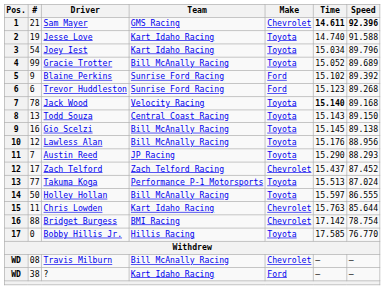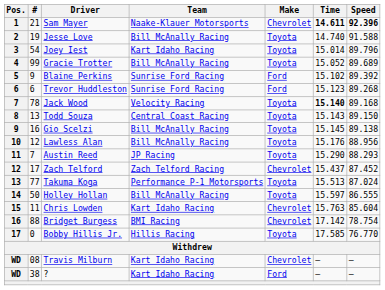(155, 24) GMS Racing -> (190, 24) Naake-Klauer Motorsports
(173, 38) Kart Idaho Racing -> (180, 38) Bill McAnally Racing
(330, 51) 15.034 -> (330, 51) 15.014
(363, 209) 85.644 -> (363, 209) 85.604
(180, 261) Bill McAnally Racing -> (173, 261) Kart Idaho Racing
